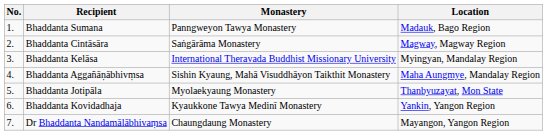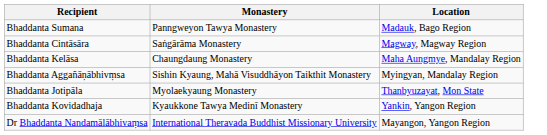- column: (14, 12)
(284, 59) International Theravada Buddhist Missionary University -> (202, 59) Chaungdaung Monastery
(459, 59) Myingyan, Mandalay Region -> (451, 59) Maha Aungmye, Mandalay Region
(470, 75) Maha Aungmye, Mandalay Region -> (440, 75) Myingyan, Mandalay Region
(221, 122) Chaungdaung Monastery -> (265, 122) International Theravada Buddhist Missionary University
